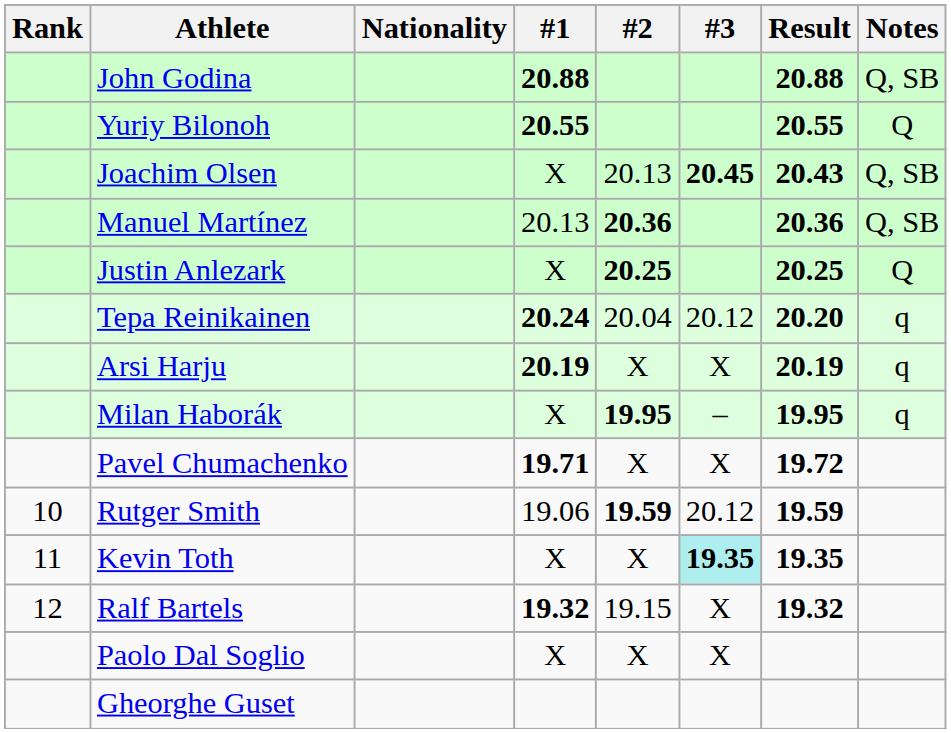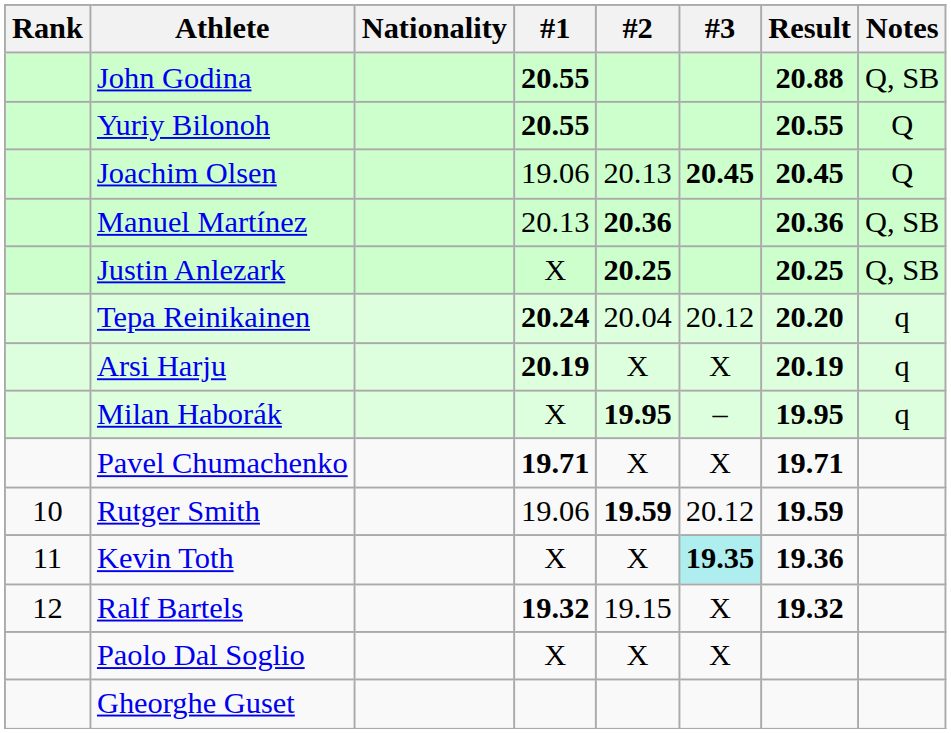(555, 76) 20.88 -> (555, 76) 20.55
(555, 173) X -> (555, 173) 19.06
(810, 173) 20.43 -> (810, 173) 20.45
(902, 173) Q, SB -> (902, 173) Q
(902, 269) Q -> (902, 269) Q, SB
(810, 462) 19.72 -> (810, 462) 19.71
(810, 558) 19.35 -> (810, 558) 19.36
